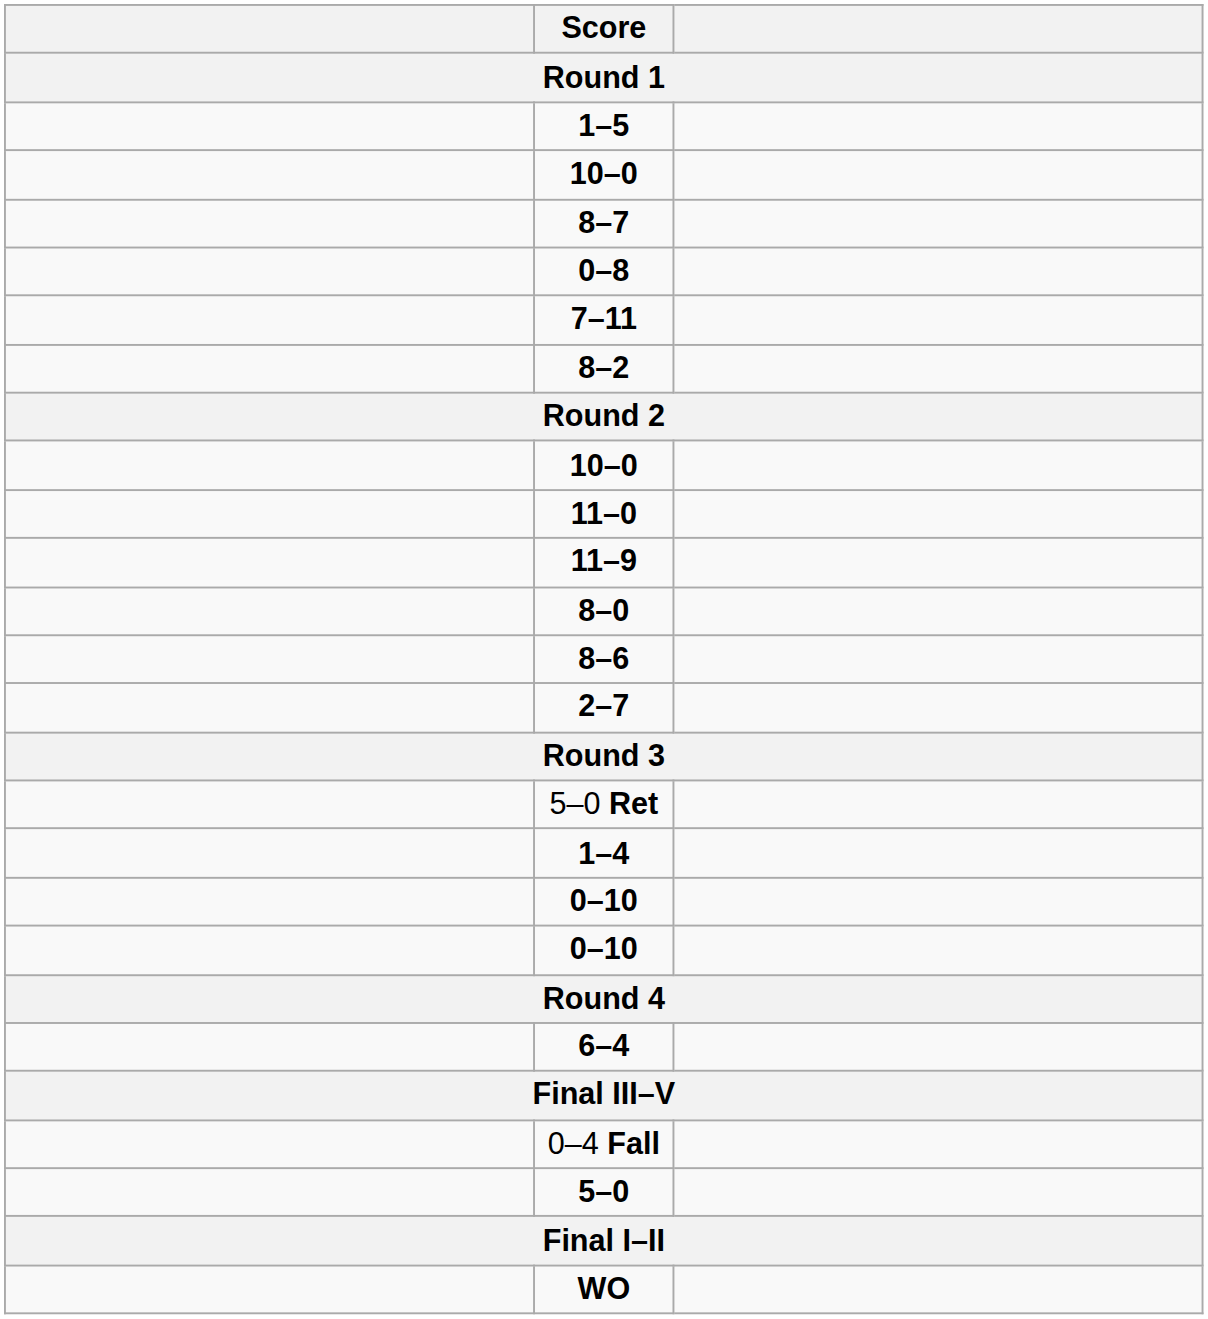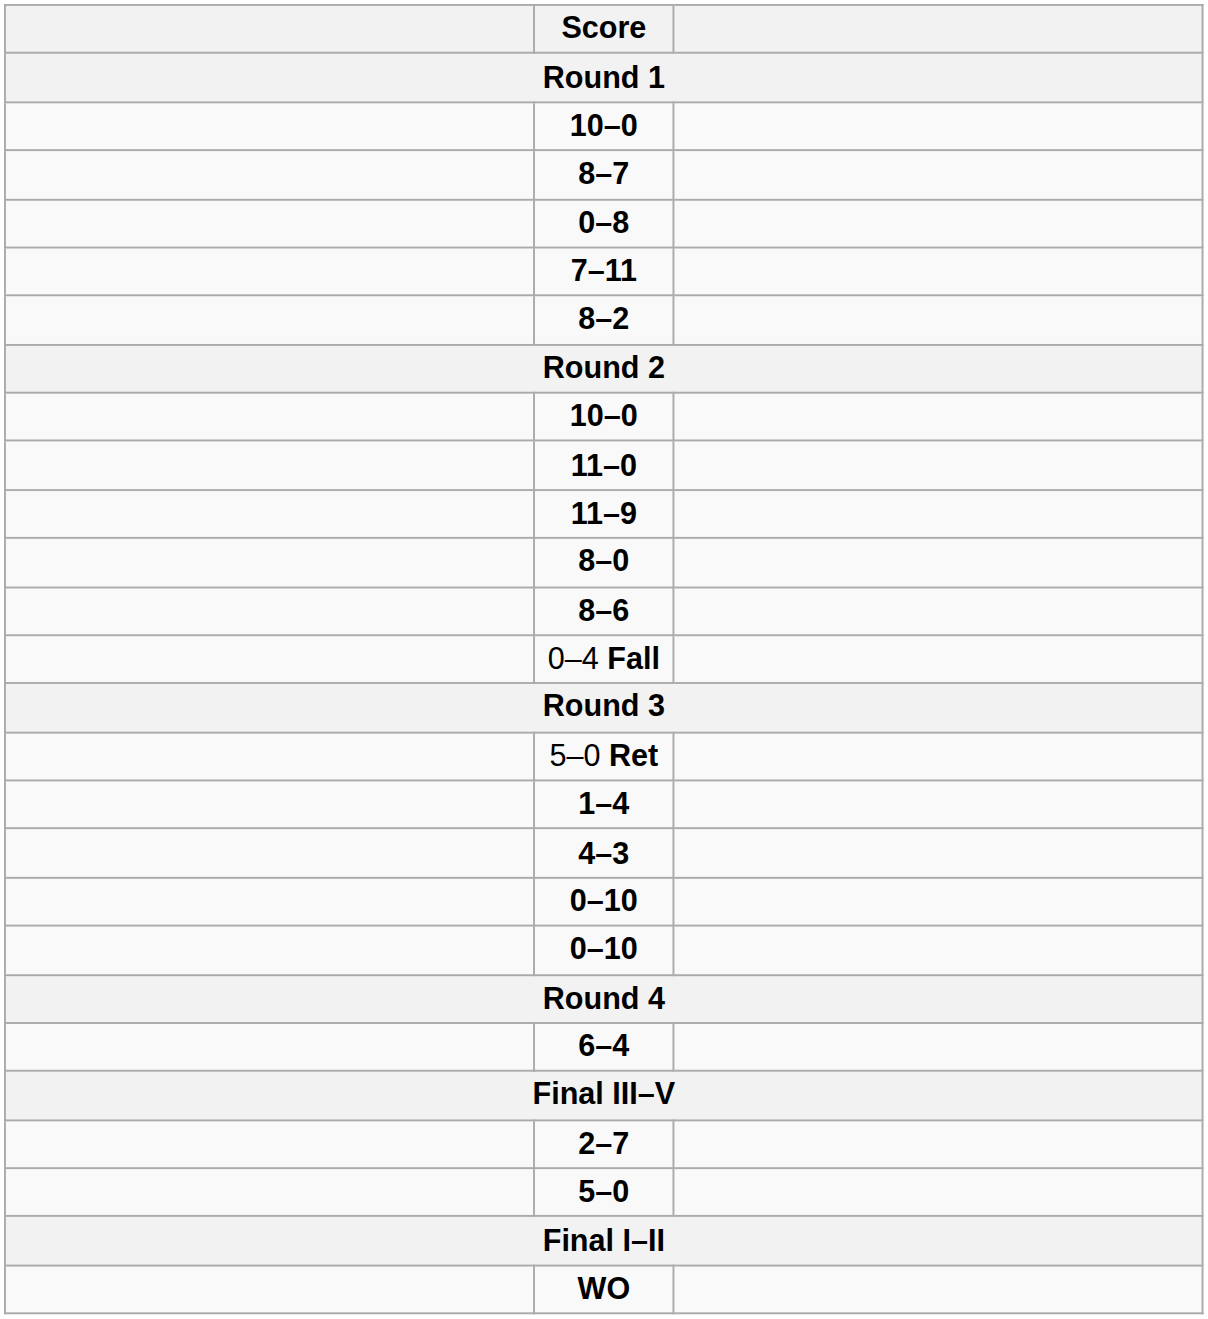- row: (270, 126)
rows swapped: (270, 708) <-> (270, 1144)
+ row: (270, 853)
